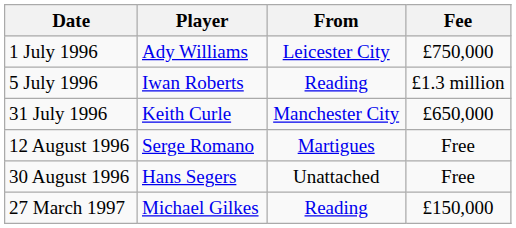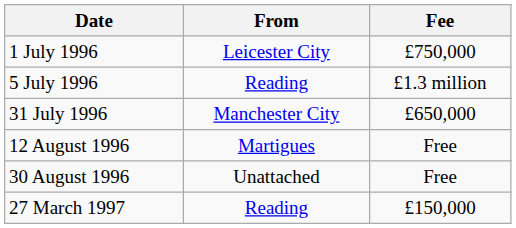- column: (202, 20)
